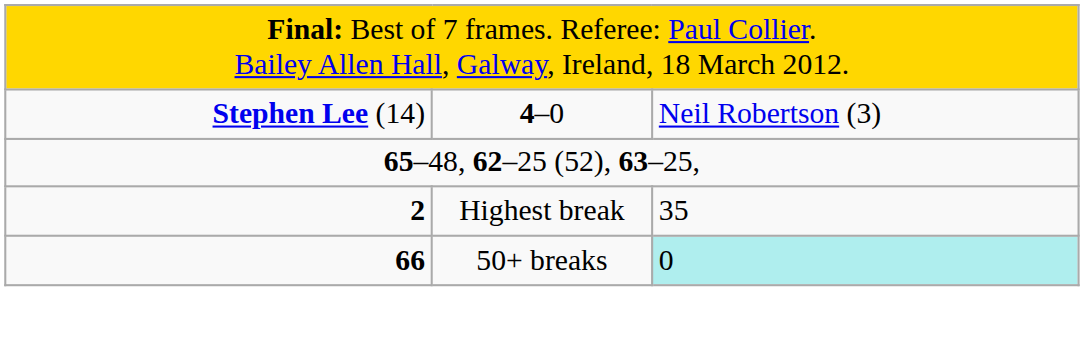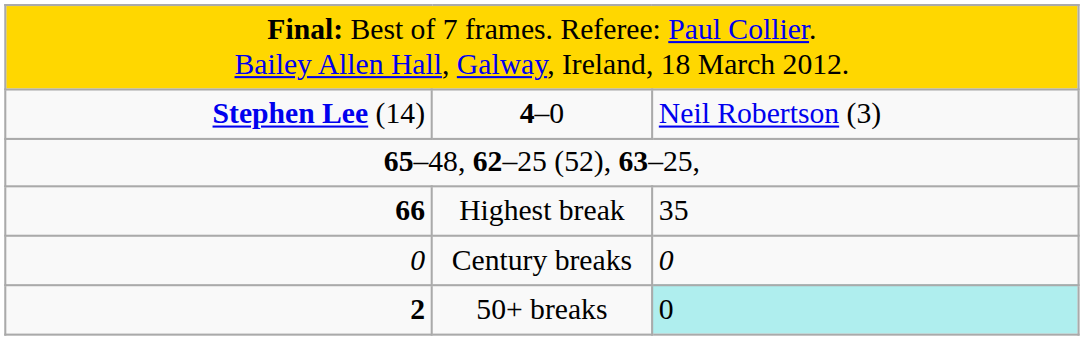(418, 211) 2 -> (410, 211) 66
+ row: (542, 260)
(410, 260) 66 -> (418, 308) 2
